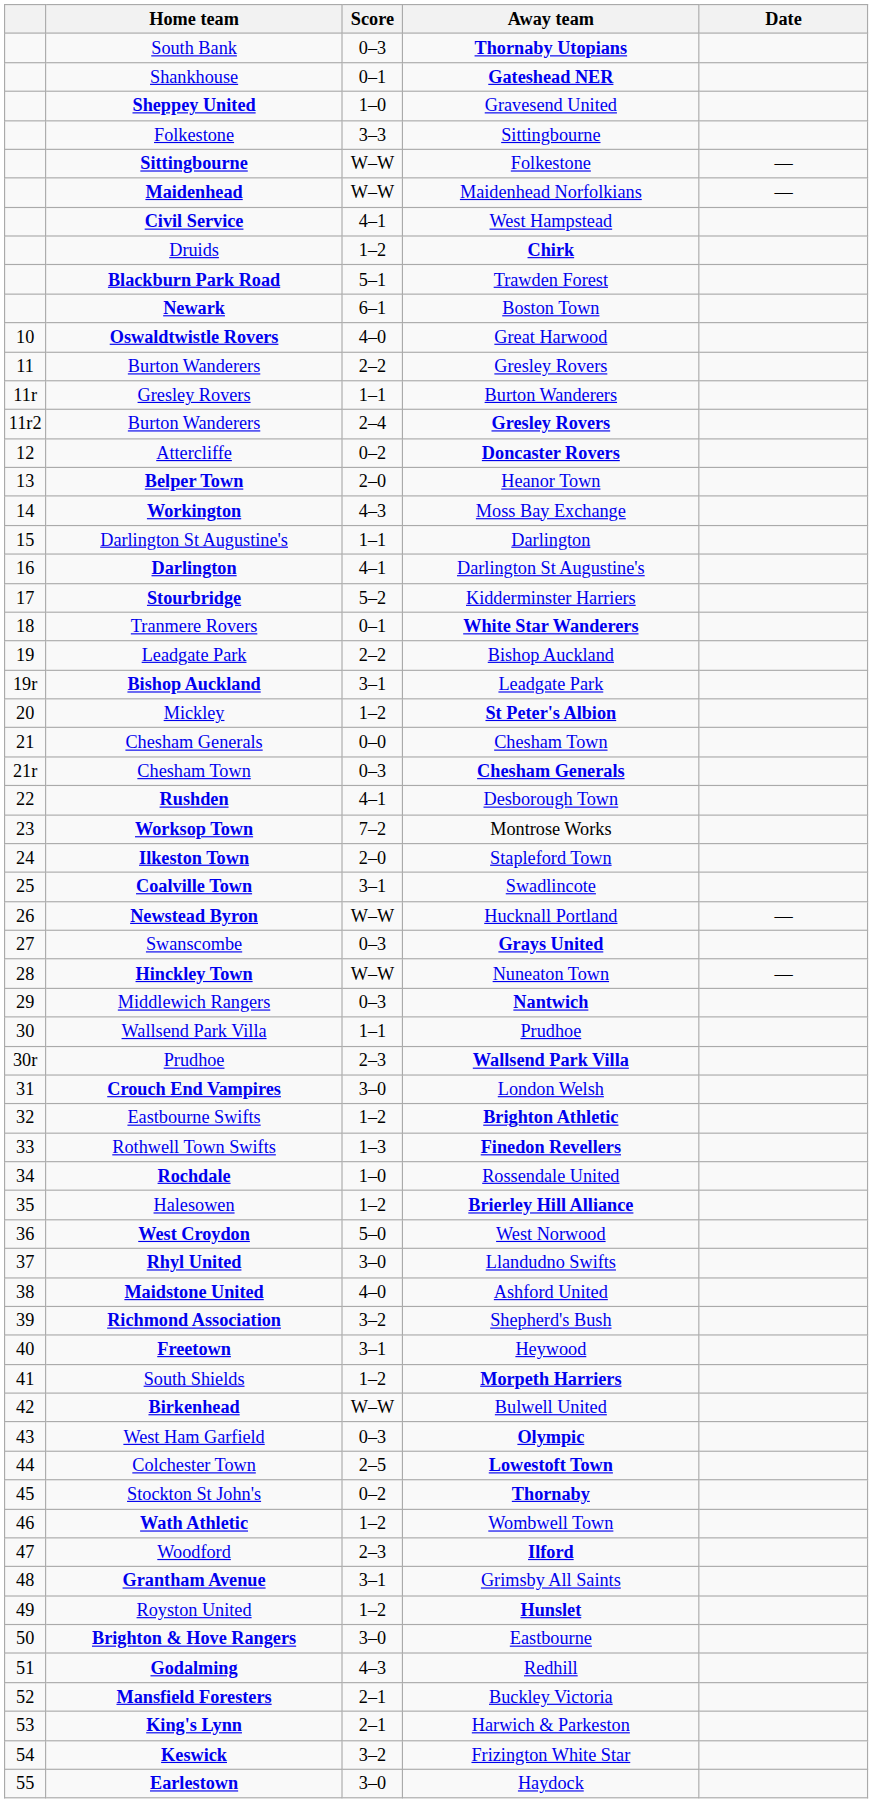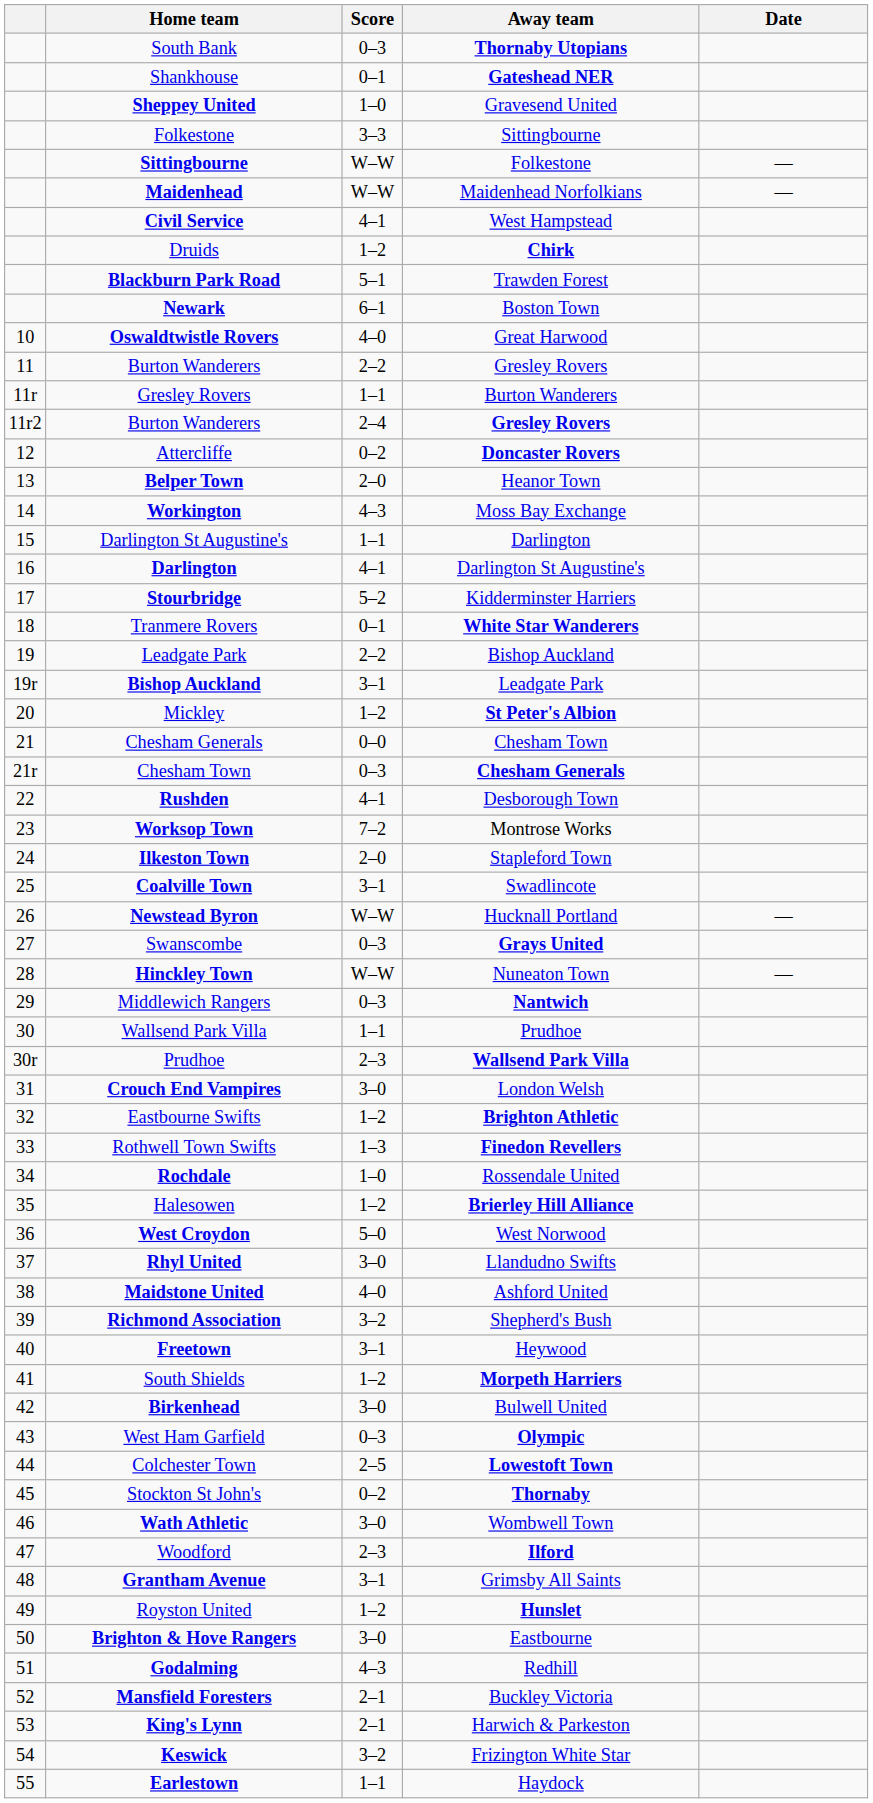(372, 1407) W–W -> (372, 1407) 3–0
(372, 1523) 1–2 -> (372, 1523) 3–0
(372, 1783) 3–0 -> (372, 1783) 1–1
